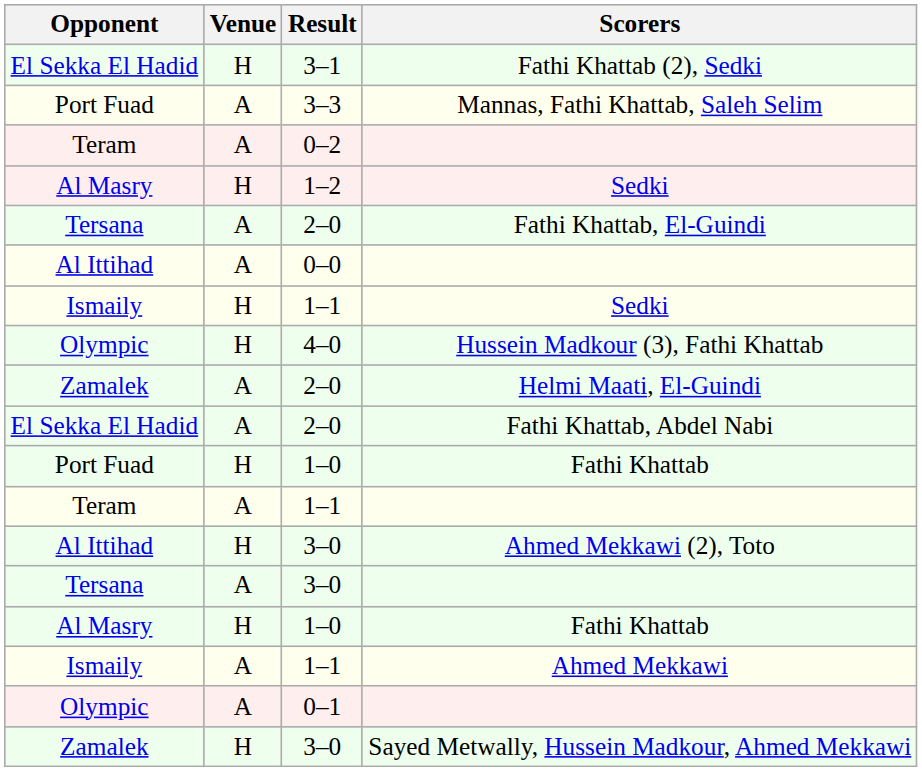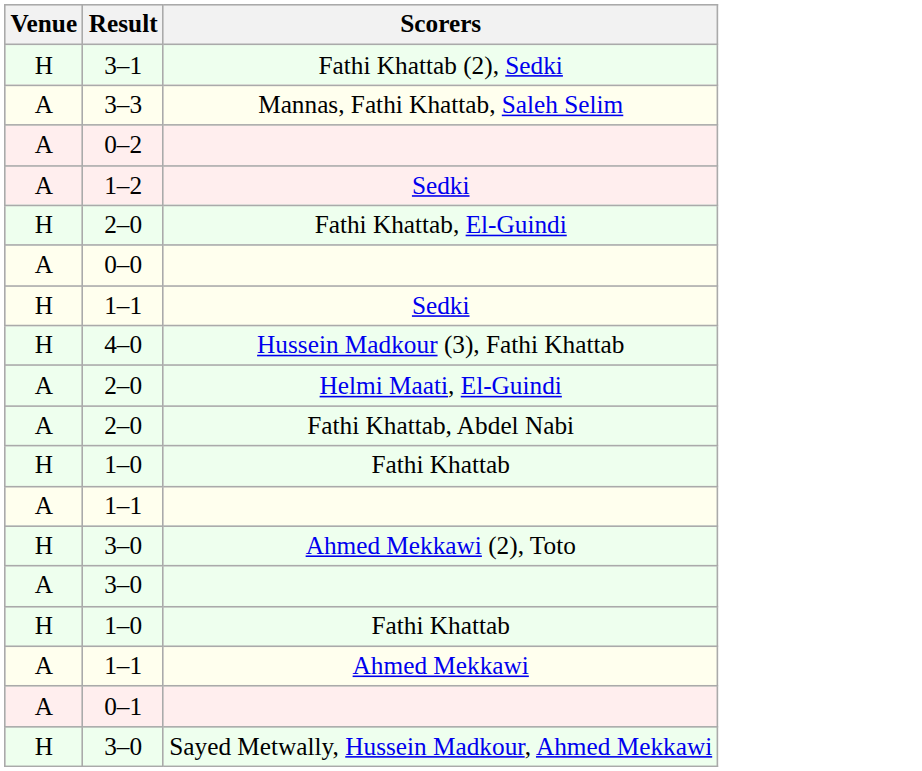- column: (104, 24)
(243, 184) H -> (44, 184) A
(243, 225) A -> (44, 225) H
